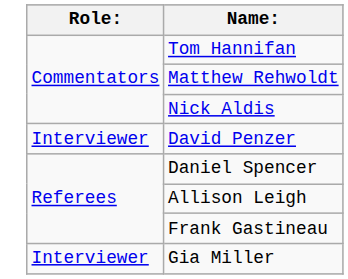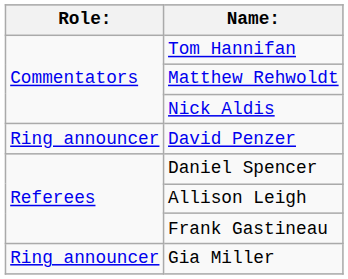(90, 139) Interviewer -> (85, 139) Ring announcer
(90, 259) Interviewer -> (85, 259) Ring announcer
